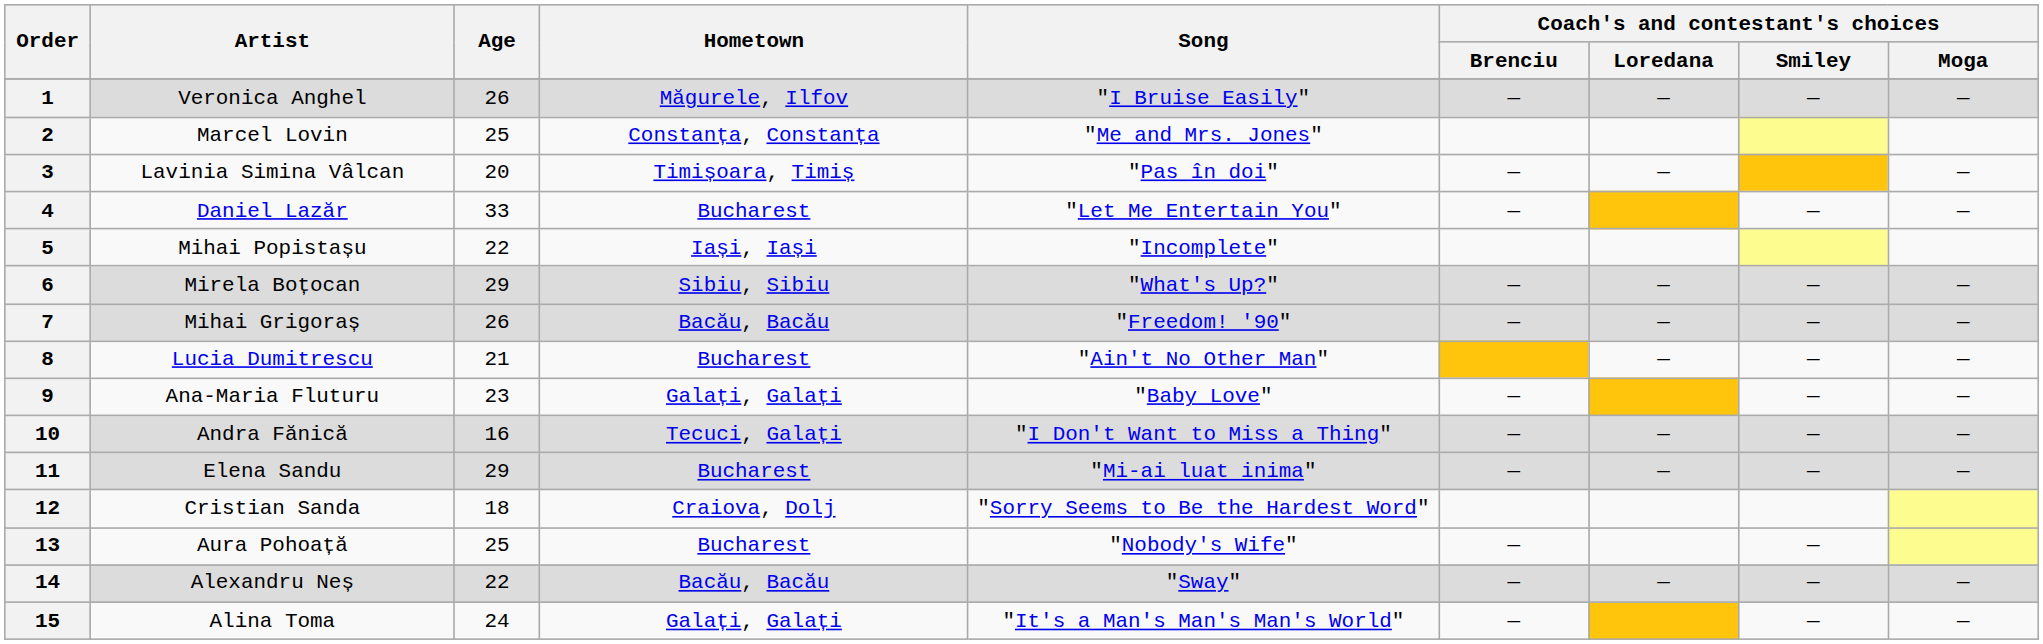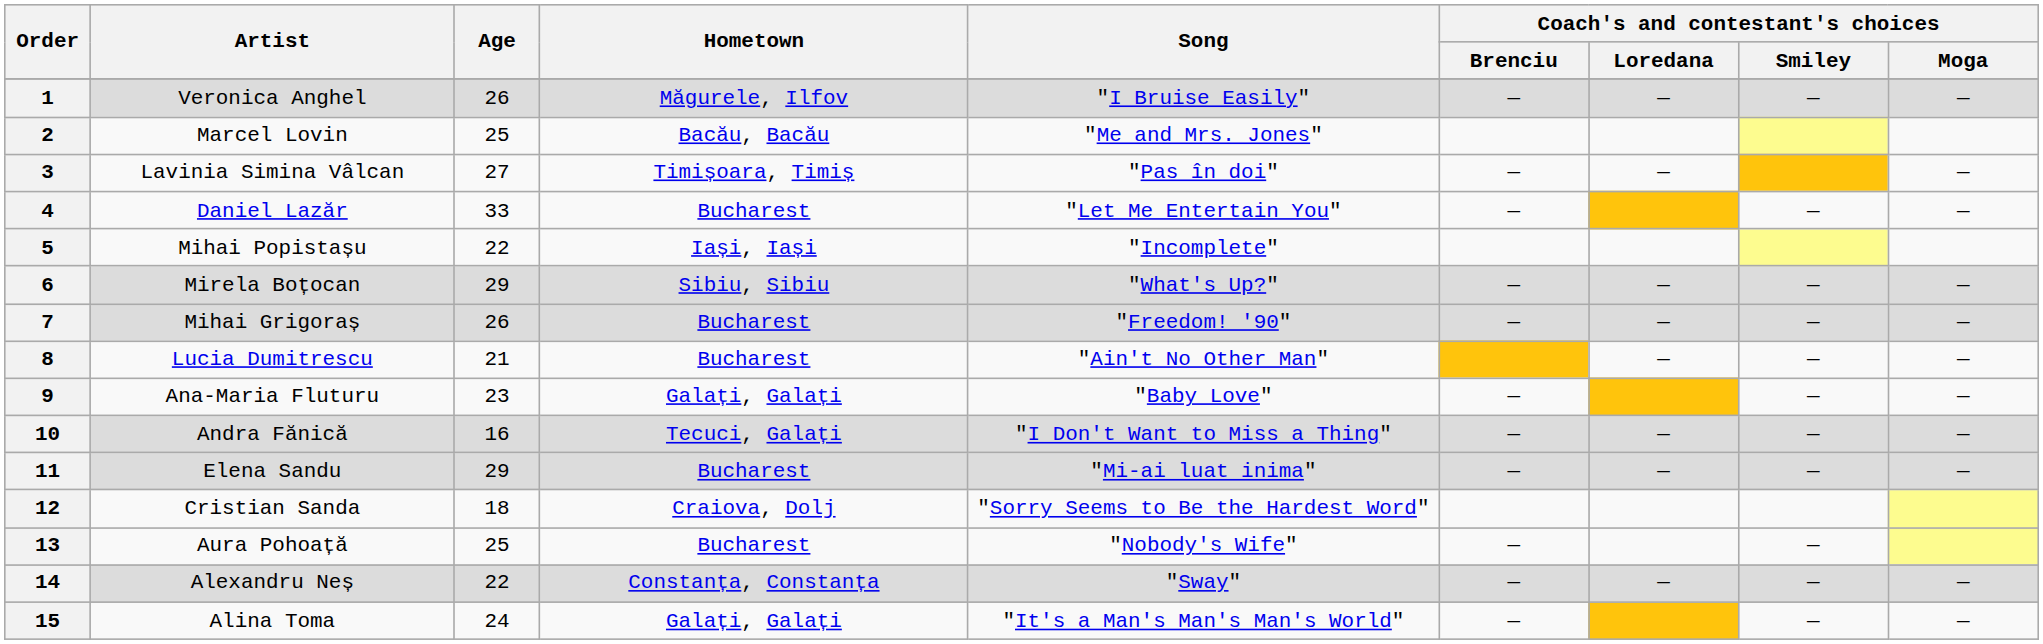(754, 135) Constanța, Constanța -> (754, 135) Bacău, Bacău
(497, 173) 20 -> (497, 173) 27
(754, 322) Bacău, Bacău -> (754, 322) Bucharest
(754, 583) Bacău, Bacău -> (754, 583) Constanța, Constanța
